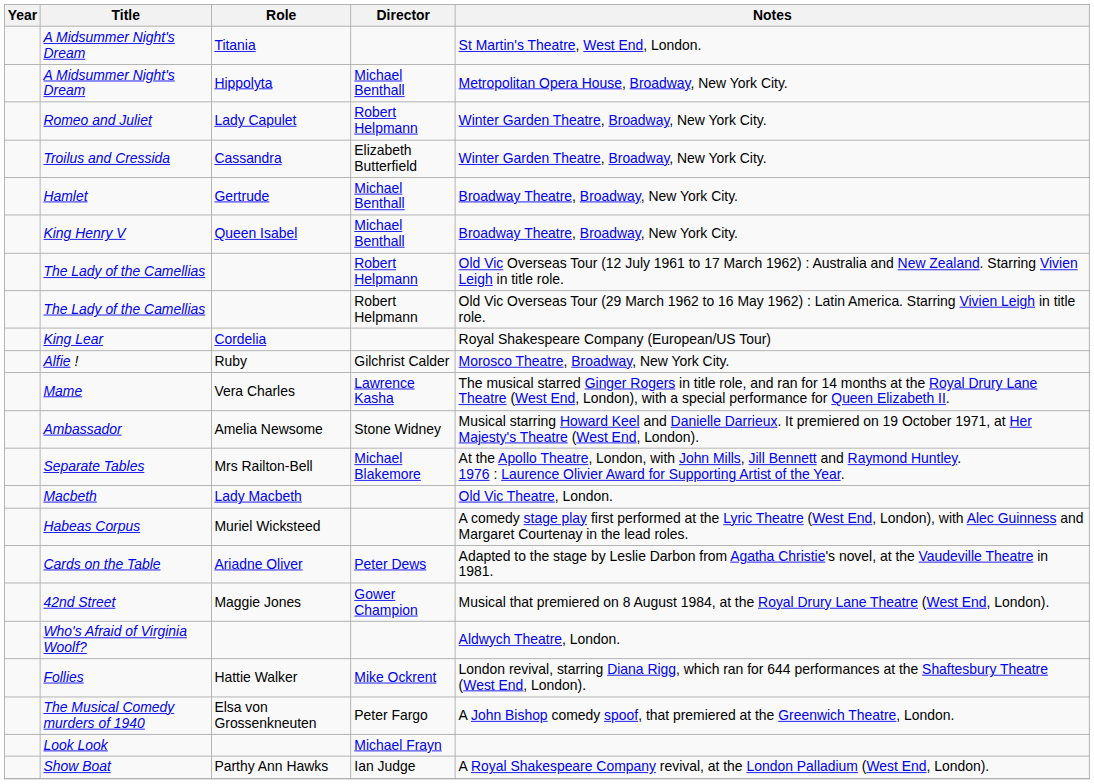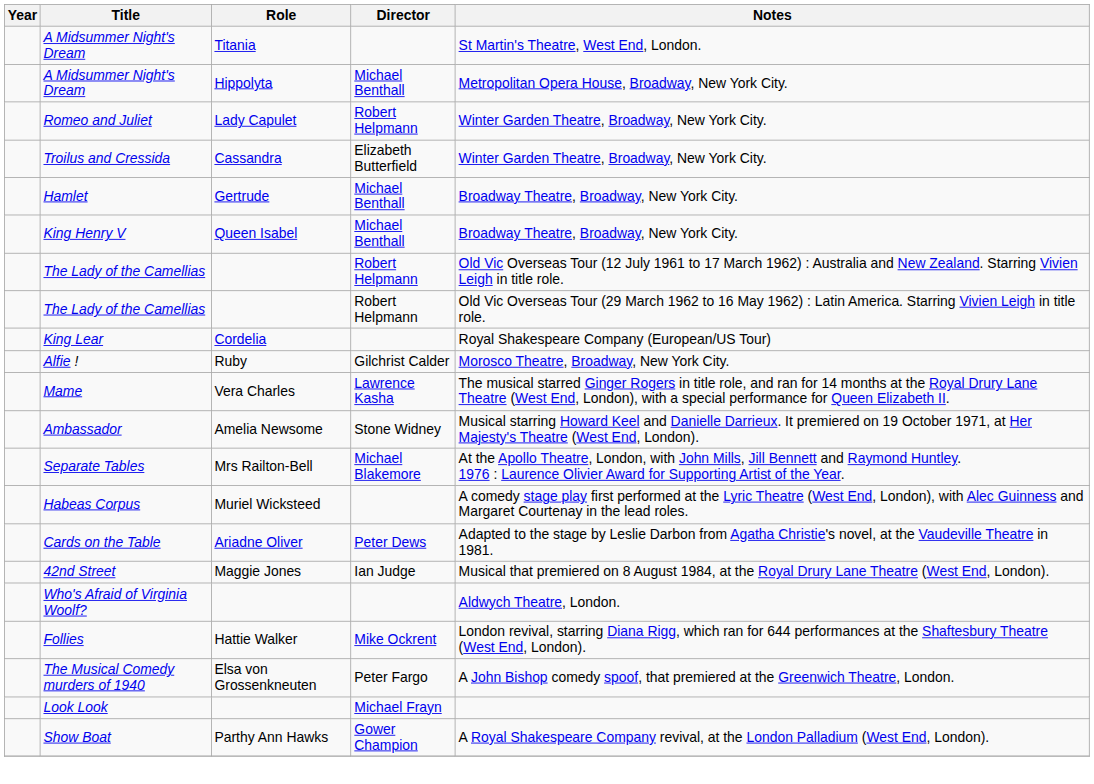- row: (70, 496)
(386, 602) Gower Champion -> (385, 572) Ian Judge
(385, 767) Ian Judge -> (386, 737) Gower Champion
